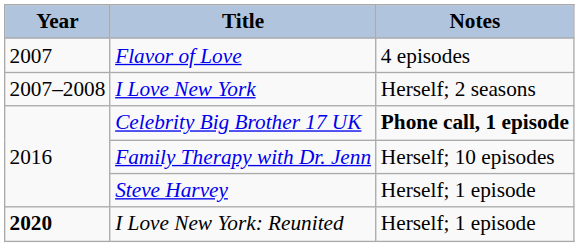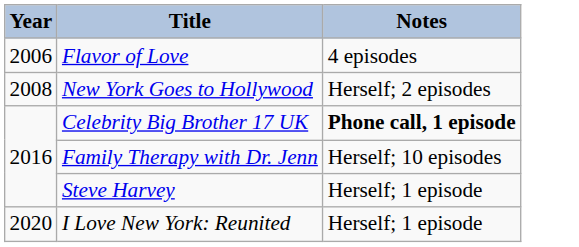(31, 55) 2007 -> (31, 55) 2006
- row: (185, 88)
+ row: (187, 88)
(31, 223) bold -> (31, 223) normal
